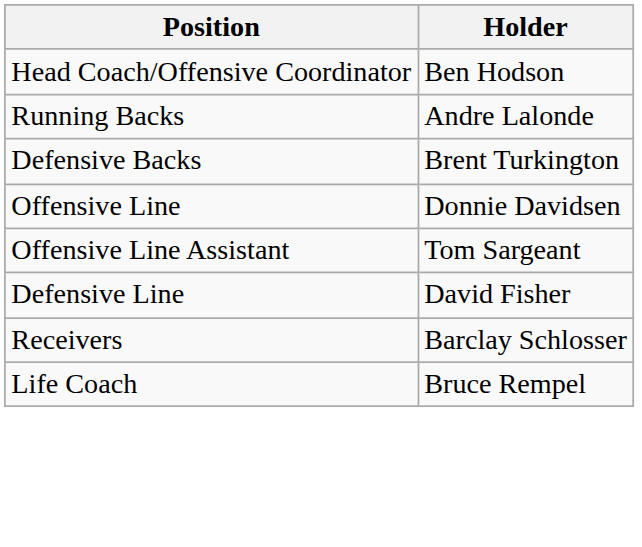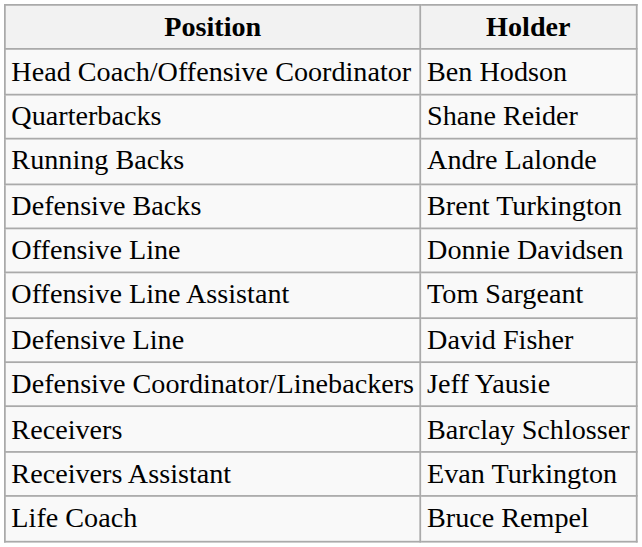+ row: (86, 116)
+ row: (213, 384)
+ row: (121, 473)
